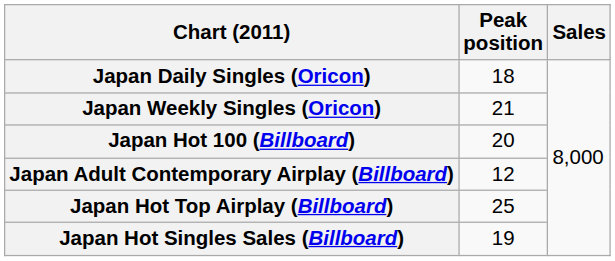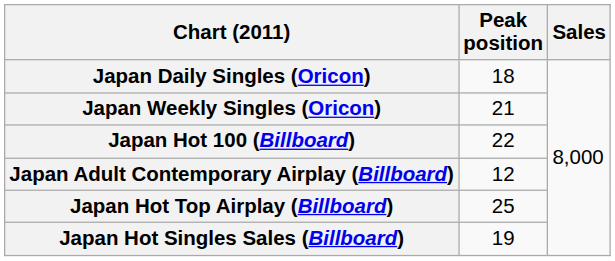(503, 141) 20 -> (503, 141) 22
